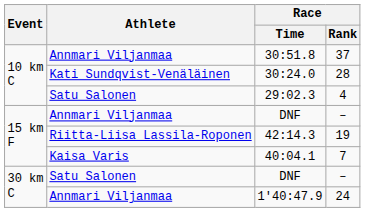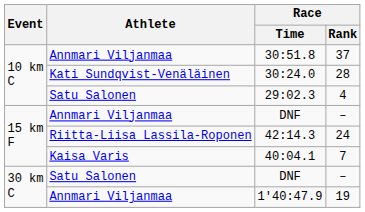(343, 136) 19 -> (343, 136) 24
(343, 197) 24 -> (343, 197) 19
